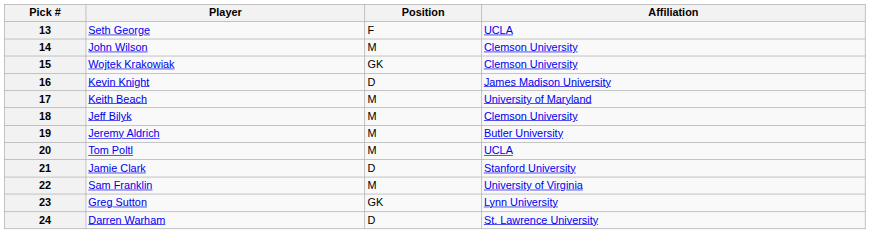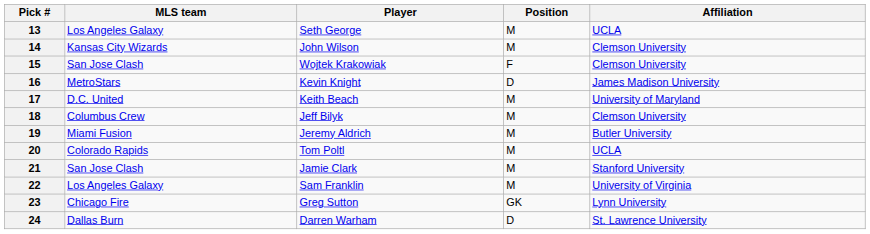+ column: (181, 13)
(371, 30) F -> (511, 30) M
(375, 64) GK -> (510, 64) F
(371, 168) D -> (511, 168) M
